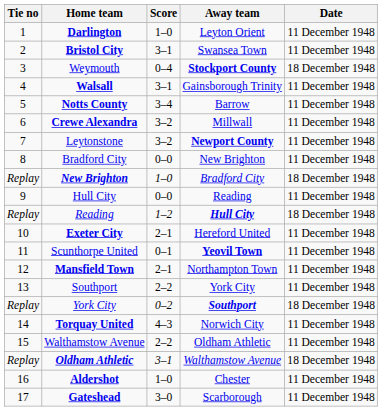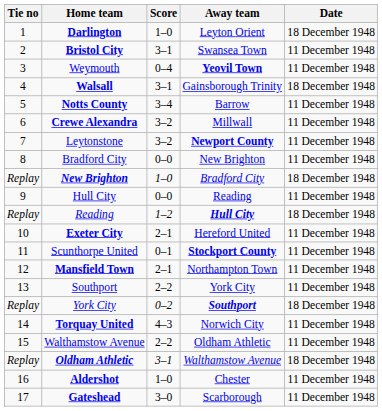(331, 31) 11 December 1948 -> (331, 31) 18 December 1948
(232, 68) Stockport County -> (232, 68) Yeovil Town
(331, 68) 18 December 1948 -> (331, 68) 11 December 1948
(331, 86) 11 December 1948 -> (331, 86) 18 December 1948
(232, 251) Yeovil Town -> (232, 251) Stockport County
